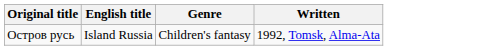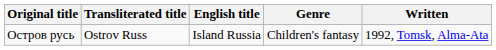+ column: (135, 14)
